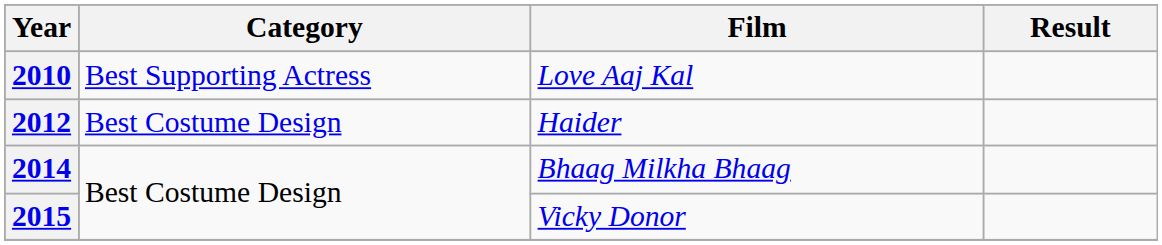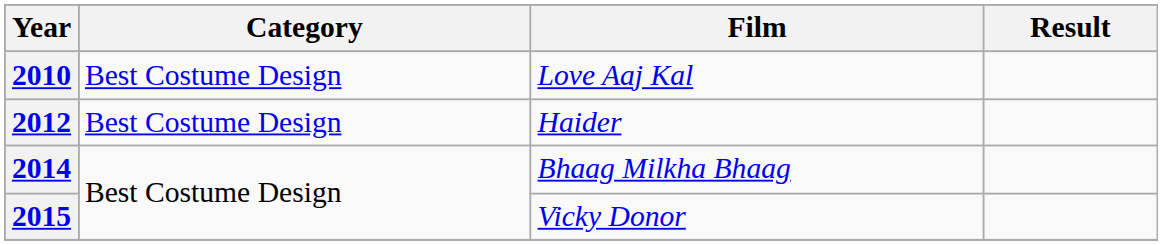(228, 74) Best Supporting Actress -> (213, 74) Best Costume Design
